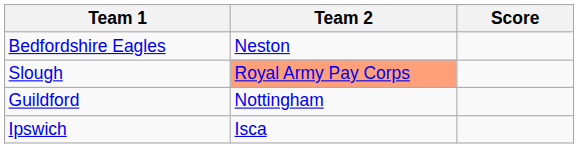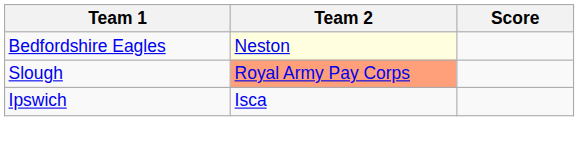(262, 45) no background -> (262, 45) lightyellow background
- row: (44, 101)
